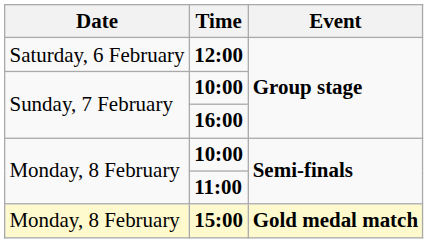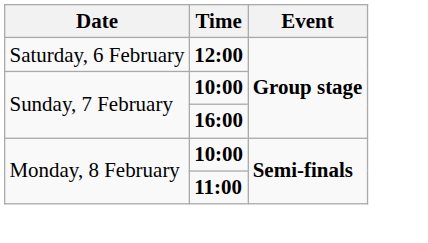- row: (95, 220)
